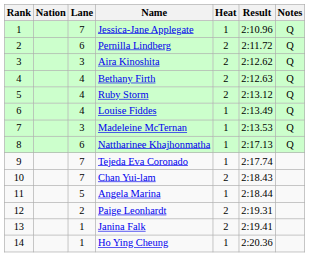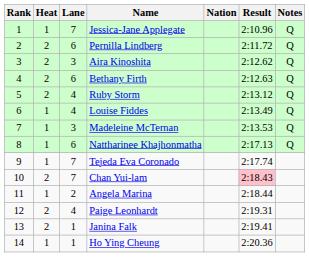columns swapped: (226, 12) <-> (51, 12)
(82, 78) 4 -> (73, 78) 6
(257, 177) no background -> (257, 177) pink background
(82, 194) 5 -> (73, 194) 2
(82, 210) 2 -> (73, 210) 4
